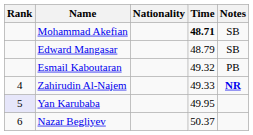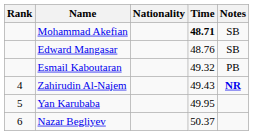(202, 49) 48.79 -> (202, 49) 48.76
(202, 85) 49.33 -> (202, 85) 49.43
(20, 103) lavender background -> (20, 103) no background
